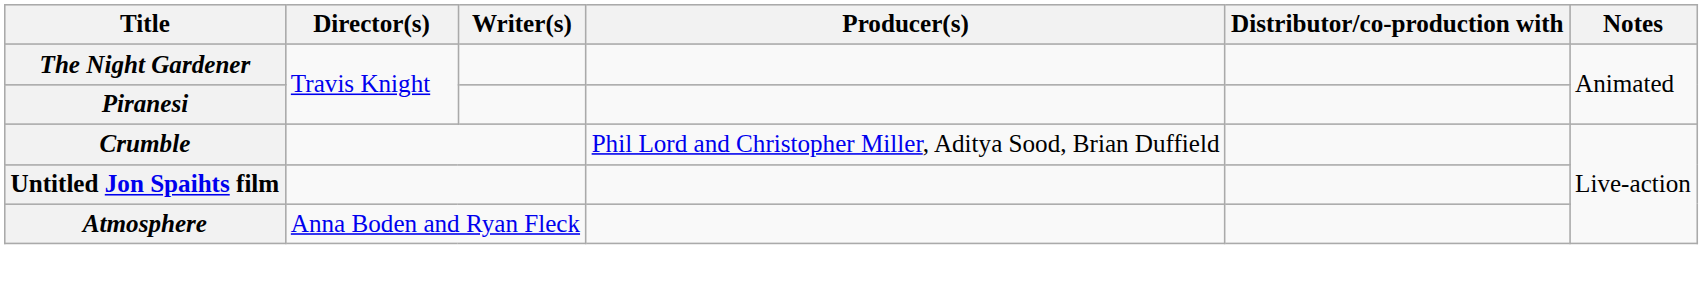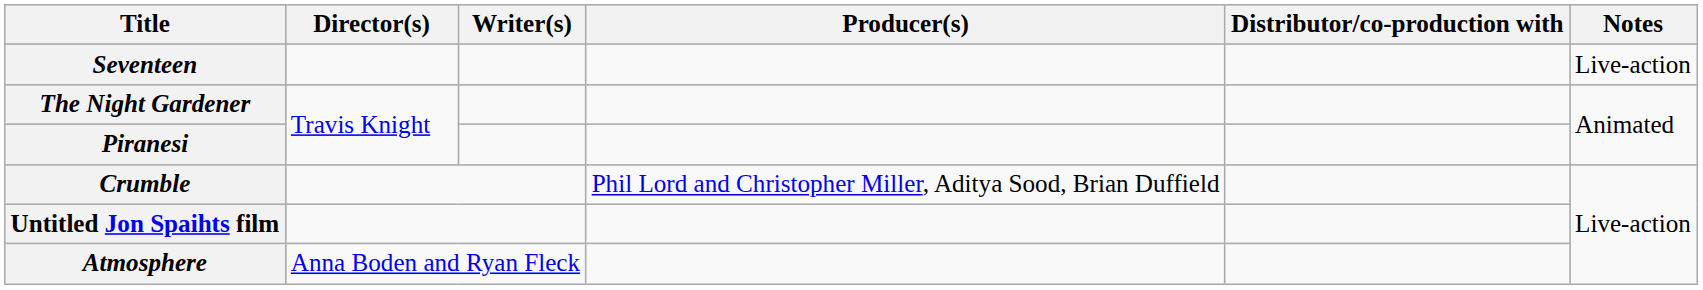+ row: (145, 64)
